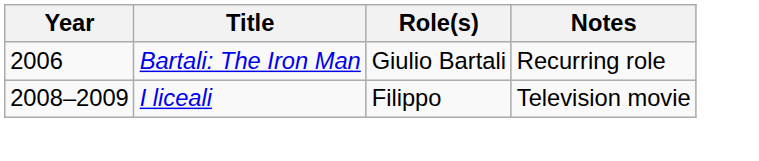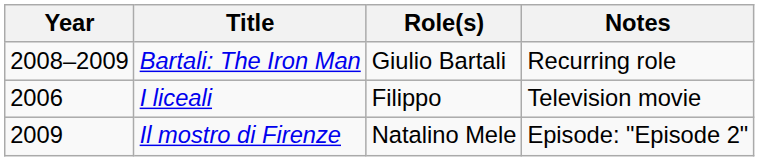(37, 60) 2006 -> (69, 60) 2008–2009
(69, 98) 2008–2009 -> (37, 98) 2006
+ row: (240, 135)
